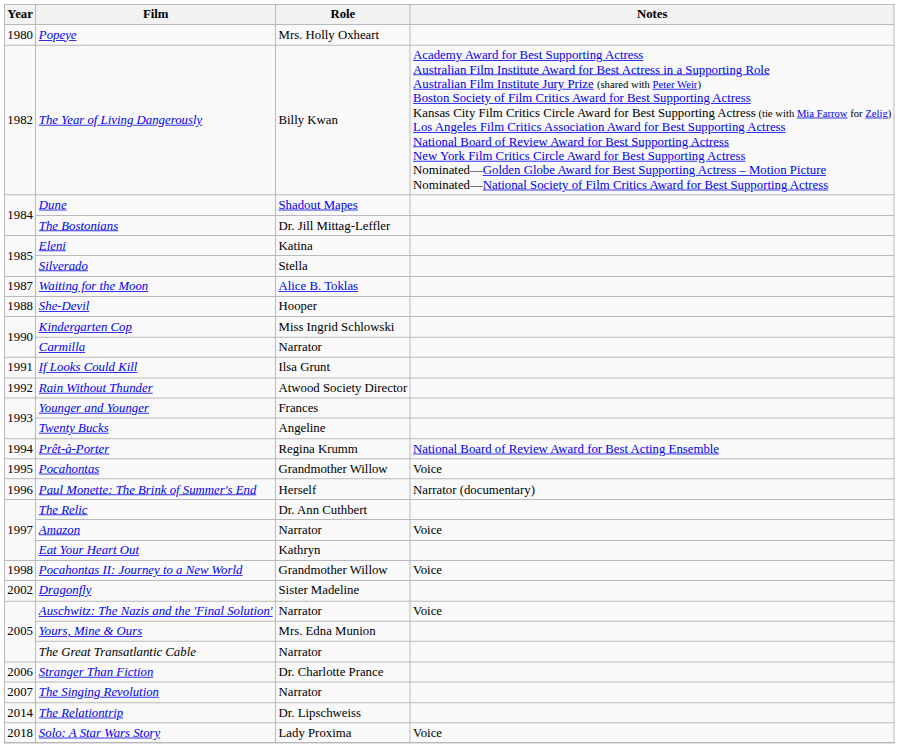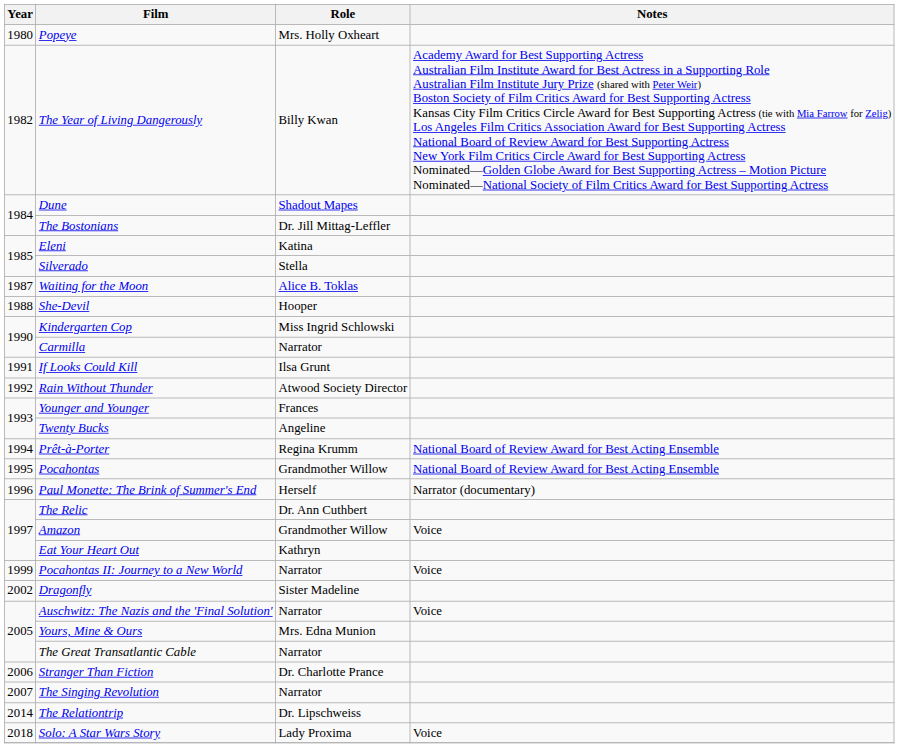(428, 469) Voice -> (566, 469) National Board of Review Award for Best Acting Ensemble
(300, 529) Narrator -> (333, 529) Grandmother Willow
(20, 570) 1998 -> (20, 570) 1999
(333, 570) Grandmother Willow -> (300, 570) Narrator
